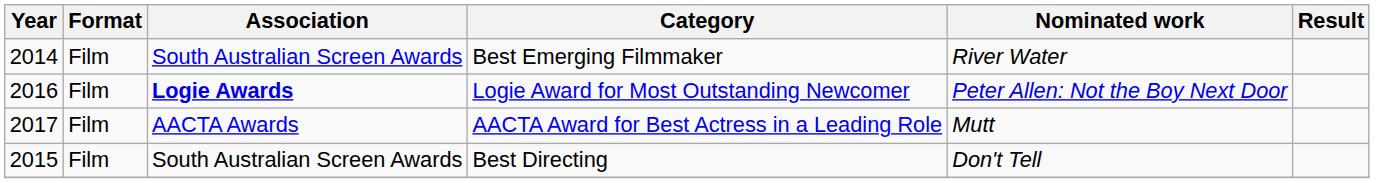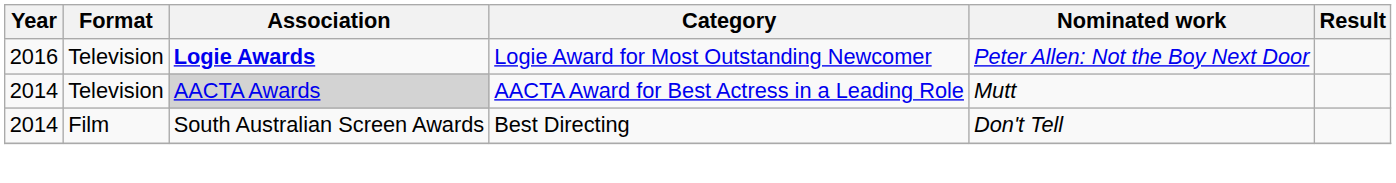- row: (598, 56)
(89, 90) Film -> (116, 56) Television
(34, 125) 2017 -> (34, 90) 2014
(89, 125) Film -> (116, 90) Television
(225, 125) no background -> (247, 90) lightgrey background
(34, 159) 2015 -> (34, 125) 2014
